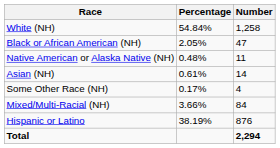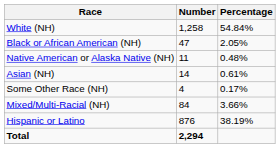columns swapped: (254, 12) <-> (205, 12)
